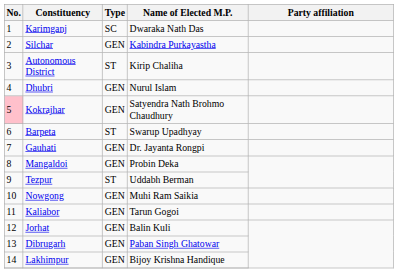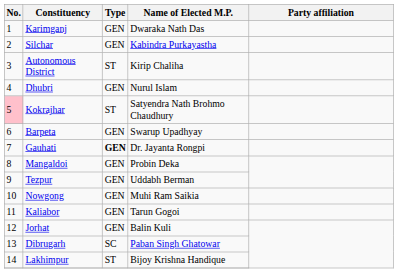(111, 28) SC -> (115, 28) GEN
(115, 110) GEN -> (110, 110) ST
(110, 131) ST -> (115, 131) GEN
(115, 148) normal -> (115, 148) bold
(110, 180) ST -> (115, 180) GEN
(115, 244) GEN -> (111, 244) SC
(115, 260) GEN -> (110, 260) ST
